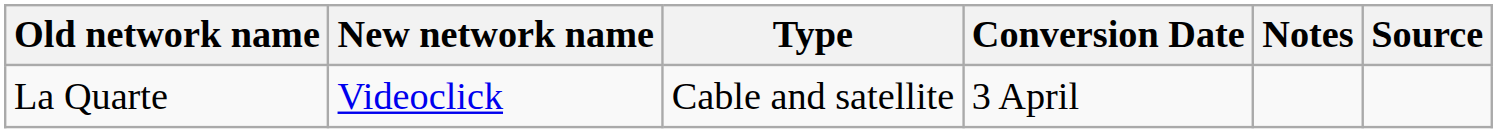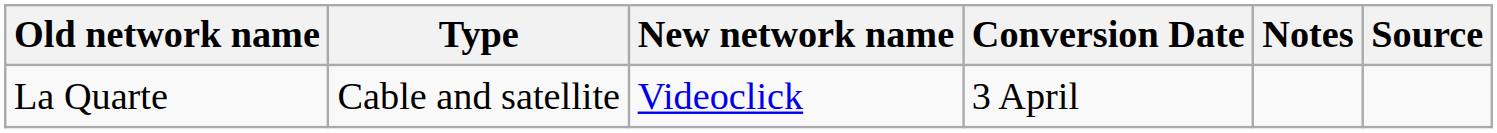columns swapped: (496, 34) <-> (813, 34)
